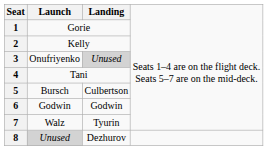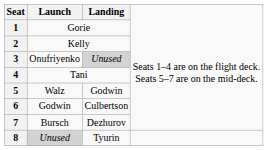(55, 91) Bursch -> (55, 91) Walz
(106, 91) Culbertson -> (106, 91) Godwin
(106, 106) Godwin -> (106, 106) Culbertson
(55, 122) Walz -> (55, 122) Bursch
(106, 122) Tyurin -> (106, 122) Dezhurov
(106, 138) Dezhurov -> (106, 138) Tyurin
